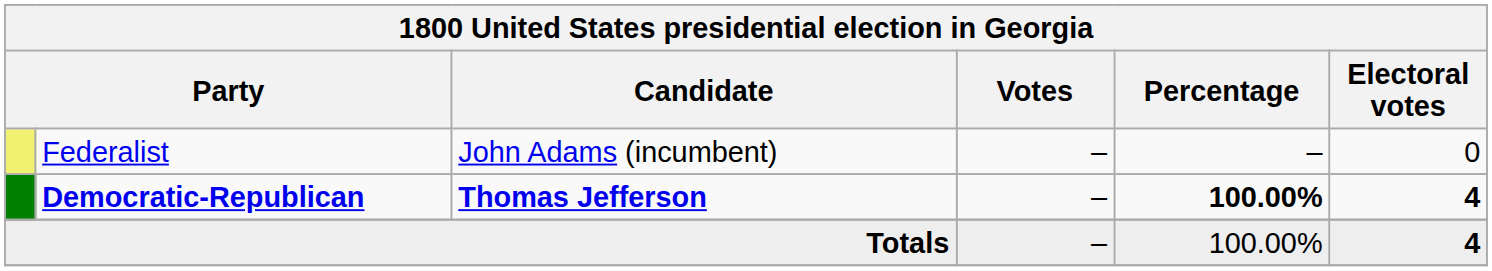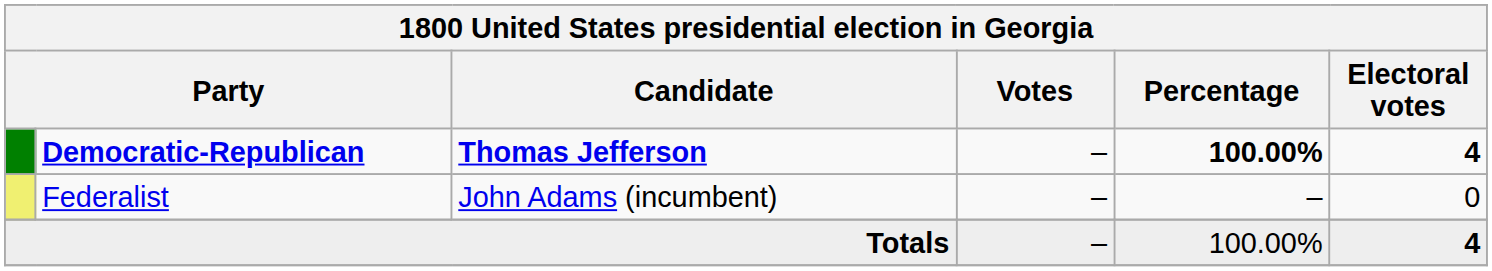rows swapped: (203, 197) <-> (106, 152)
